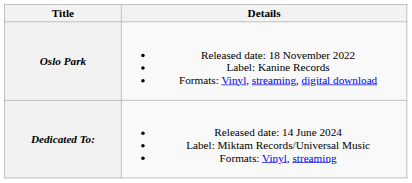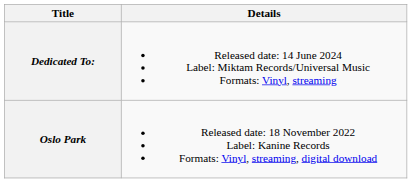rows swapped: (63, 61) <-> (63, 139)
